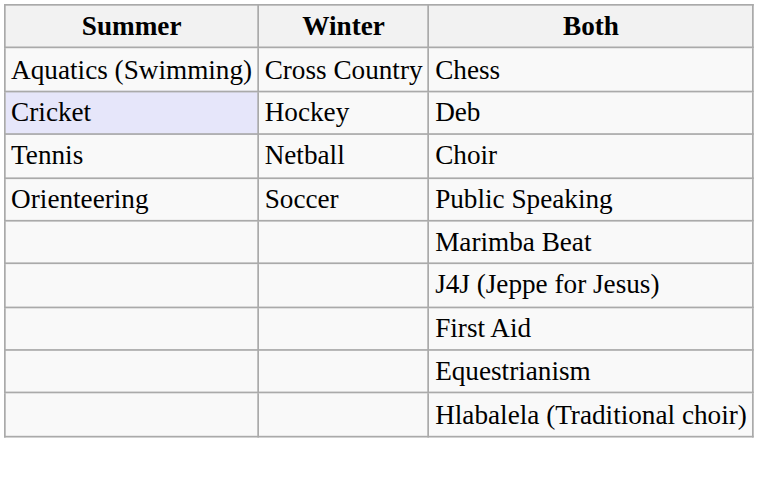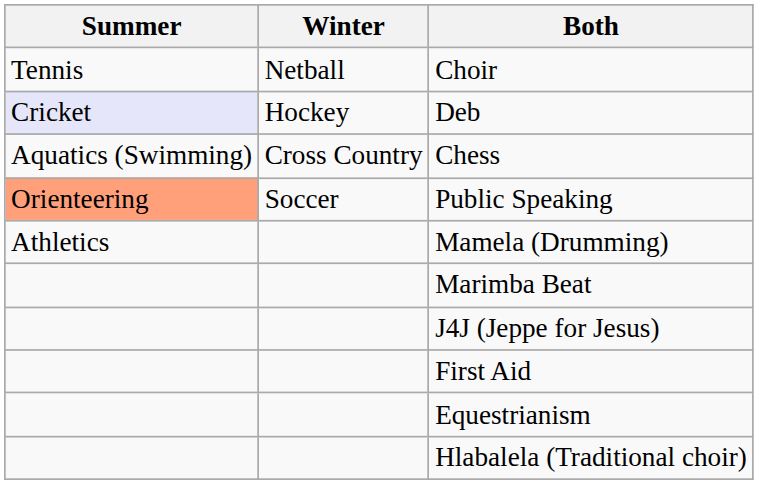rows swapped: (468, 69) <-> (466, 155)
(80, 198) no background -> (80, 198) lightsalmon background
+ row: (552, 241)
